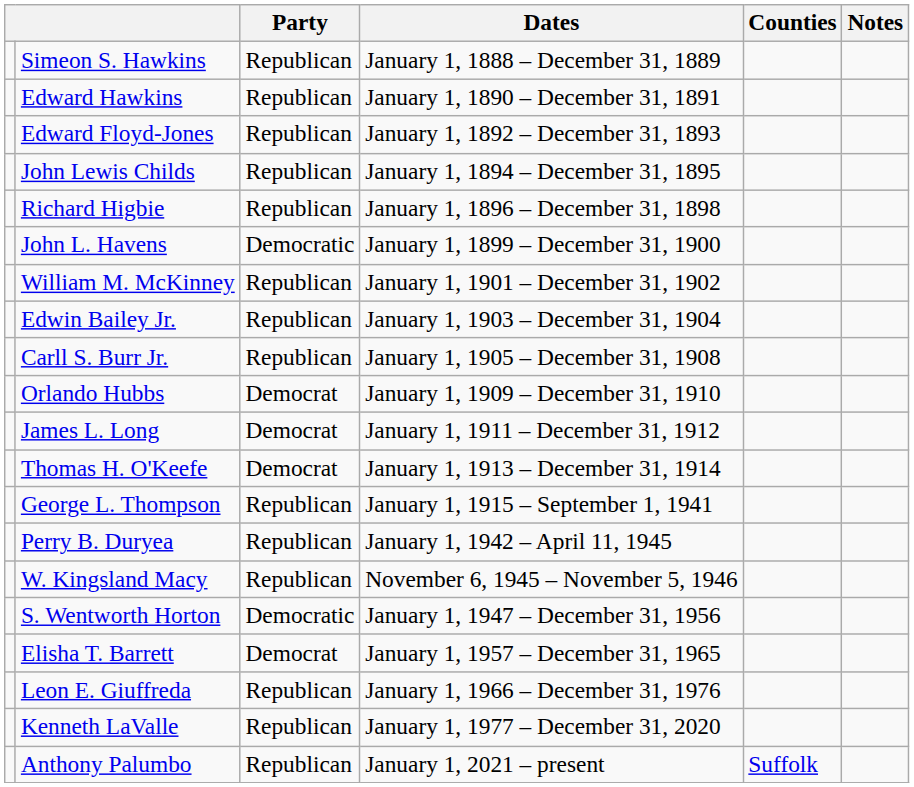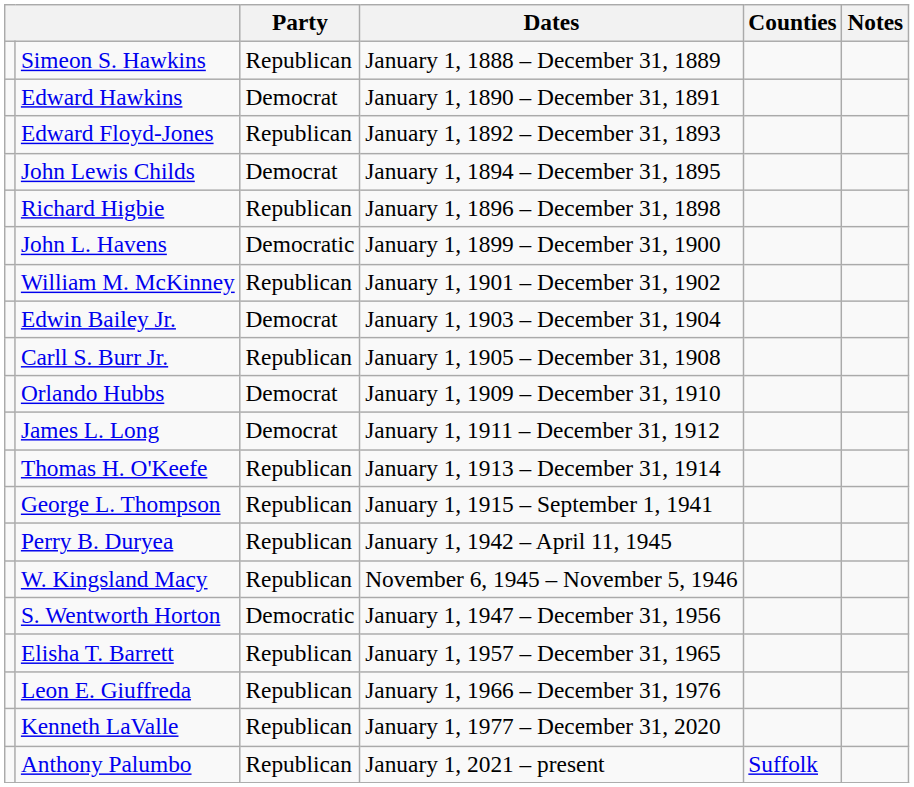(299, 97) Republican -> (292, 97) Democrat
(299, 171) Republican -> (292, 171) Democrat
(299, 319) Republican -> (292, 319) Democrat
(292, 467) Democrat -> (299, 467) Republican
(292, 652) Democrat -> (299, 652) Republican
